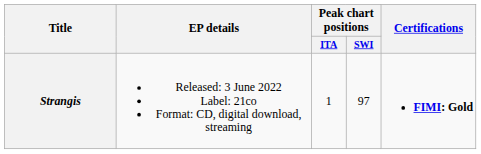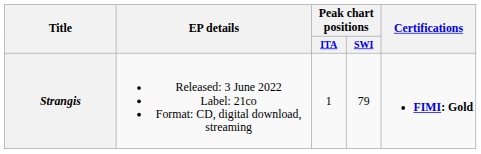(364, 101) 97 -> (364, 101) 79
